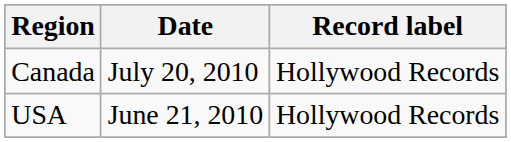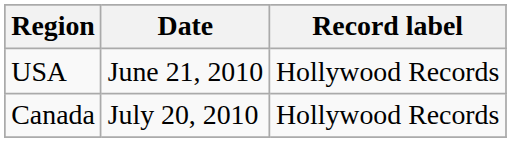rows swapped: (39, 114) <-> (53, 70)
